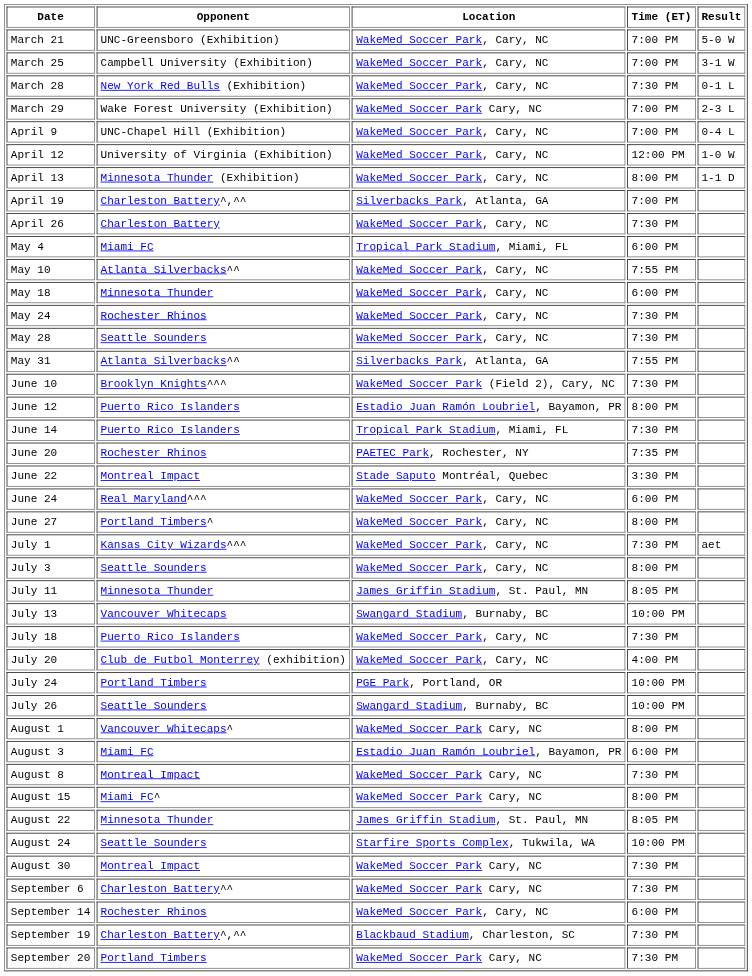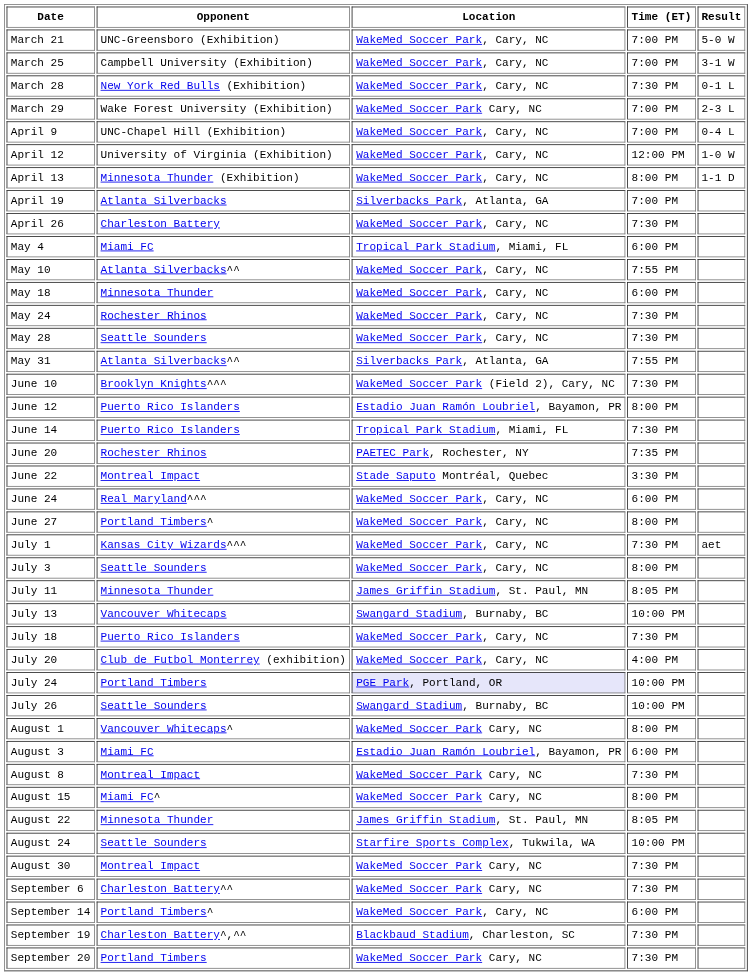(174, 201) Charleston Battery^,^^ -> (164, 201) Atlanta Silverbacks
(429, 683) no background -> (429, 683) lavender background
(154, 912) Rochester Rhinos -> (157, 912) Portland Timbers^
